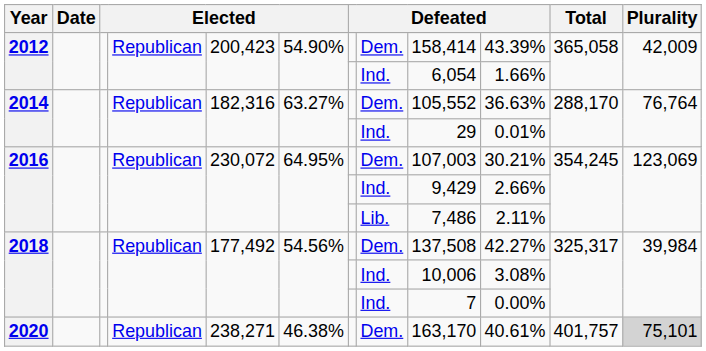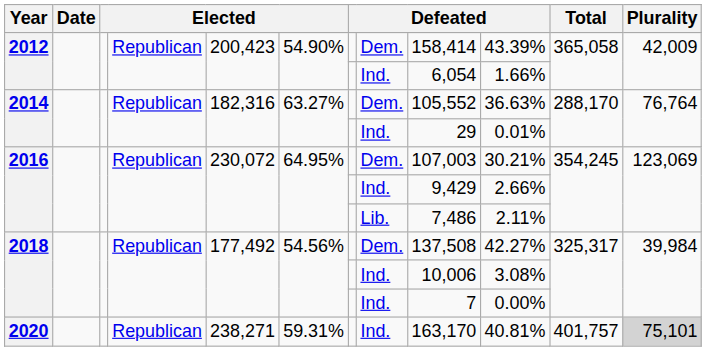(314, 331) 46.38% -> (314, 331) 59.31%
(382, 331) Dem. -> (375, 331) Ind.
(515, 331) 40.61% -> (515, 331) 40.81%
